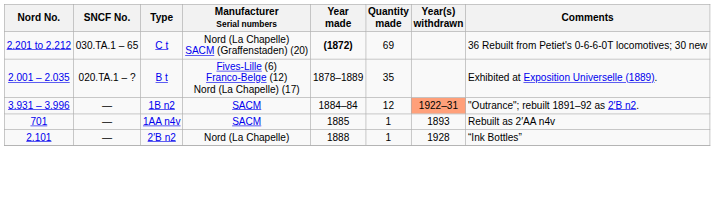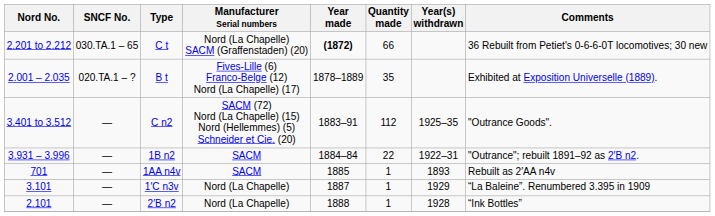(388, 45) 69 -> (388, 45) 66
+ row: (162, 122)
(388, 105) 12 -> (388, 155) 22
(438, 105) lightsalmon background -> (438, 155) no background
+ row: (162, 187)
